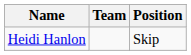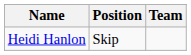columns swapped: (109, 15) <-> (158, 15)
